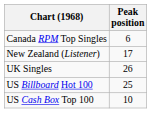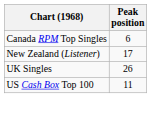- row: (50, 85)
(128, 100) 10 -> (128, 85) 11
